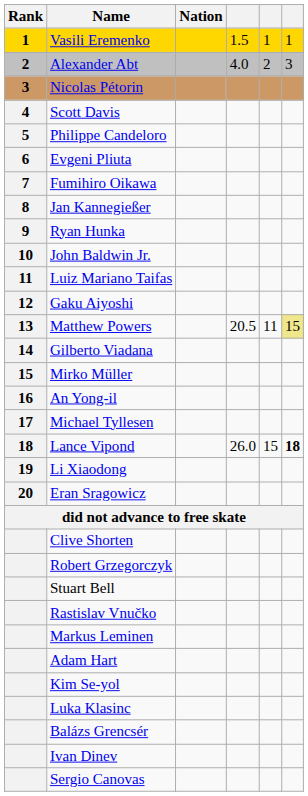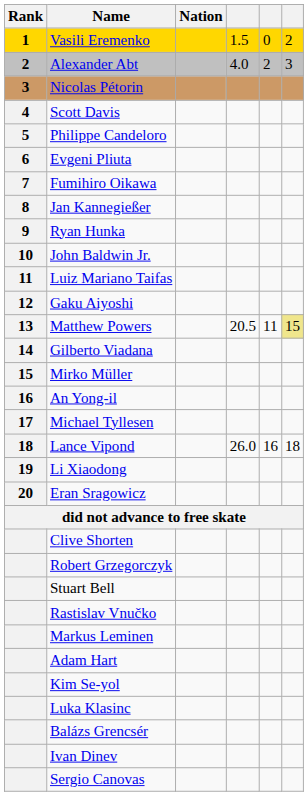(267, 40) 1 -> (267, 40) 0
(289, 40) 1 -> (289, 40) 2
(270, 445) 15 -> (270, 445) 16
(292, 445) bold -> (292, 445) normal
